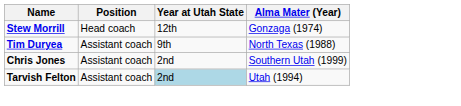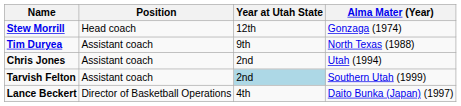(298, 61) Southern Utah (1999) -> (355, 61) Utah (1994)
(276, 77) Utah (1994) -> (377, 77) Southern Utah (1999)
+ row: (42, 94)
